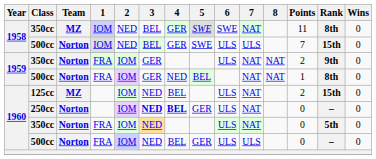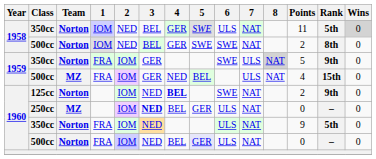(74, 29) MZ -> (74, 29) Norton
(227, 29) SWE -> (227, 29) ULS
(331, 29) 8th -> (331, 29) 5th
(358, 29) no background -> (358, 29) lightgrey background
(227, 45) ULS -> (227, 45) SWE
(252, 45) ULS -> (252, 45) NAT
(302, 45) 7 -> (302, 45) 2
(331, 45) 15th -> (331, 45) 8th
(227, 61) ULS -> (227, 61) SWE
(252, 61) NAT -> (252, 61) ULS
(275, 61) no background -> (275, 61) lightgrey background
(302, 61) 2 -> (302, 61) 5
(74, 77) Norton -> (74, 77) MZ
(252, 77) NAT -> (252, 77) ULS
(302, 77) 1 -> (302, 77) 4
(331, 77) 8th -> (331, 77) 15th
(74, 93) MZ -> (74, 93) Norton
(177, 93) normal -> (177, 93) bold
(227, 93) ULS -> (227, 93) SWE
(331, 93) 15th -> (331, 93) 9th
(74, 109) Norton -> (74, 109) MZ
(177, 109) bold -> (177, 109) normal
(302, 126) 0 -> (302, 126) 9
(202, 142) no background -> (202, 142) lavender background
(252, 142) ULS -> (252, 142) NAT
